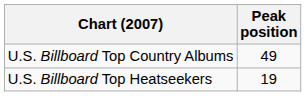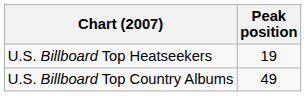rows swapped: (121, 56) <-> (110, 79)
